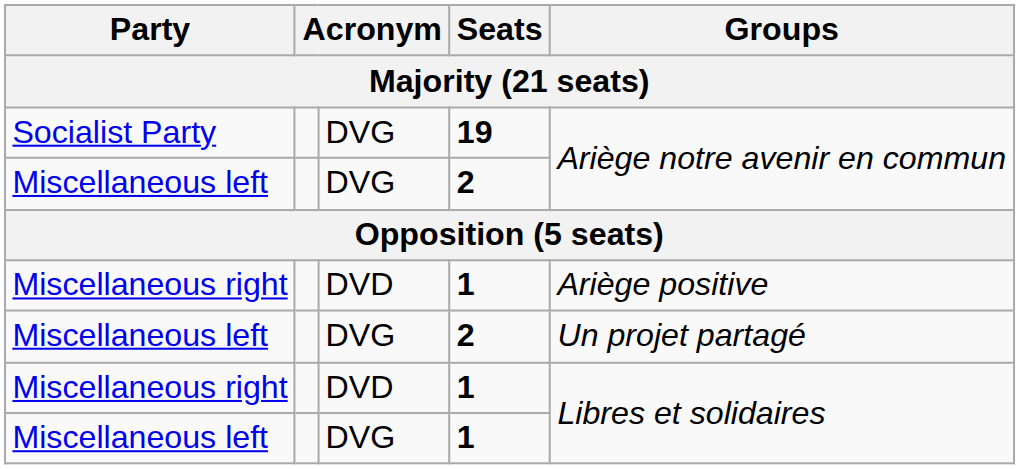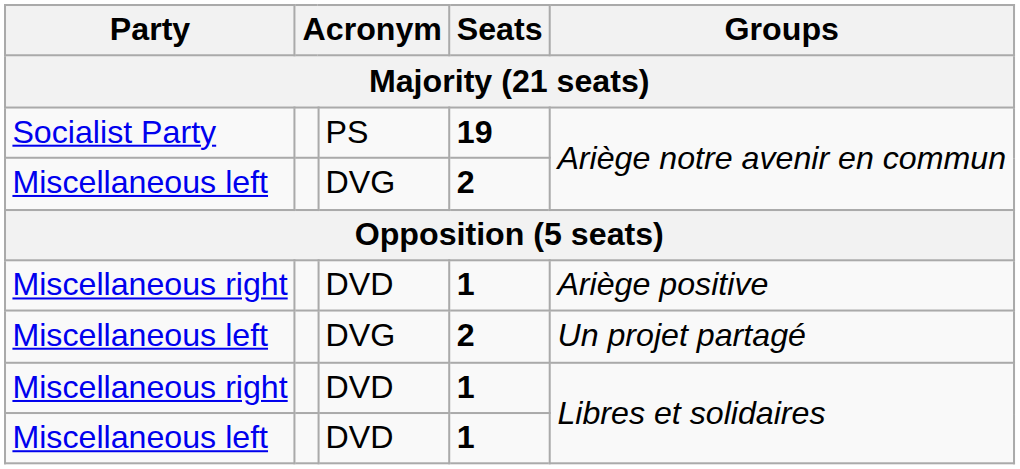(360, 132) DVG -> (347, 132) PS
(360, 438) DVG -> (359, 438) DVD
